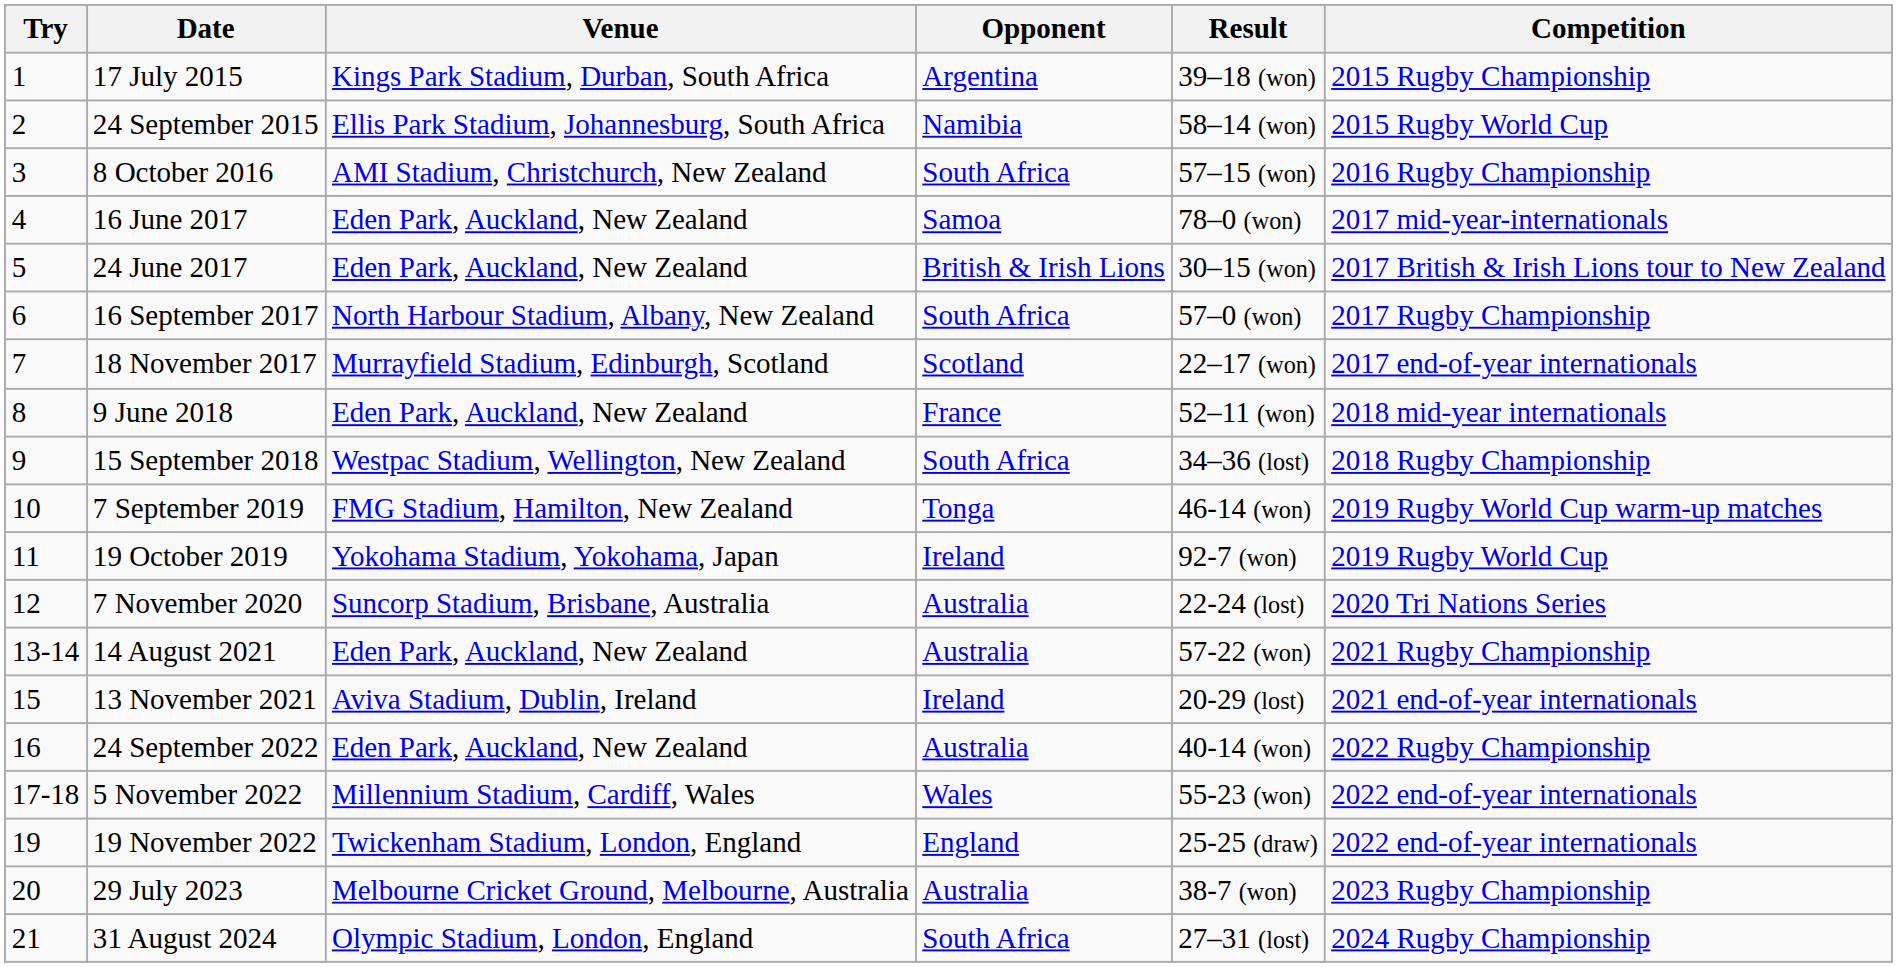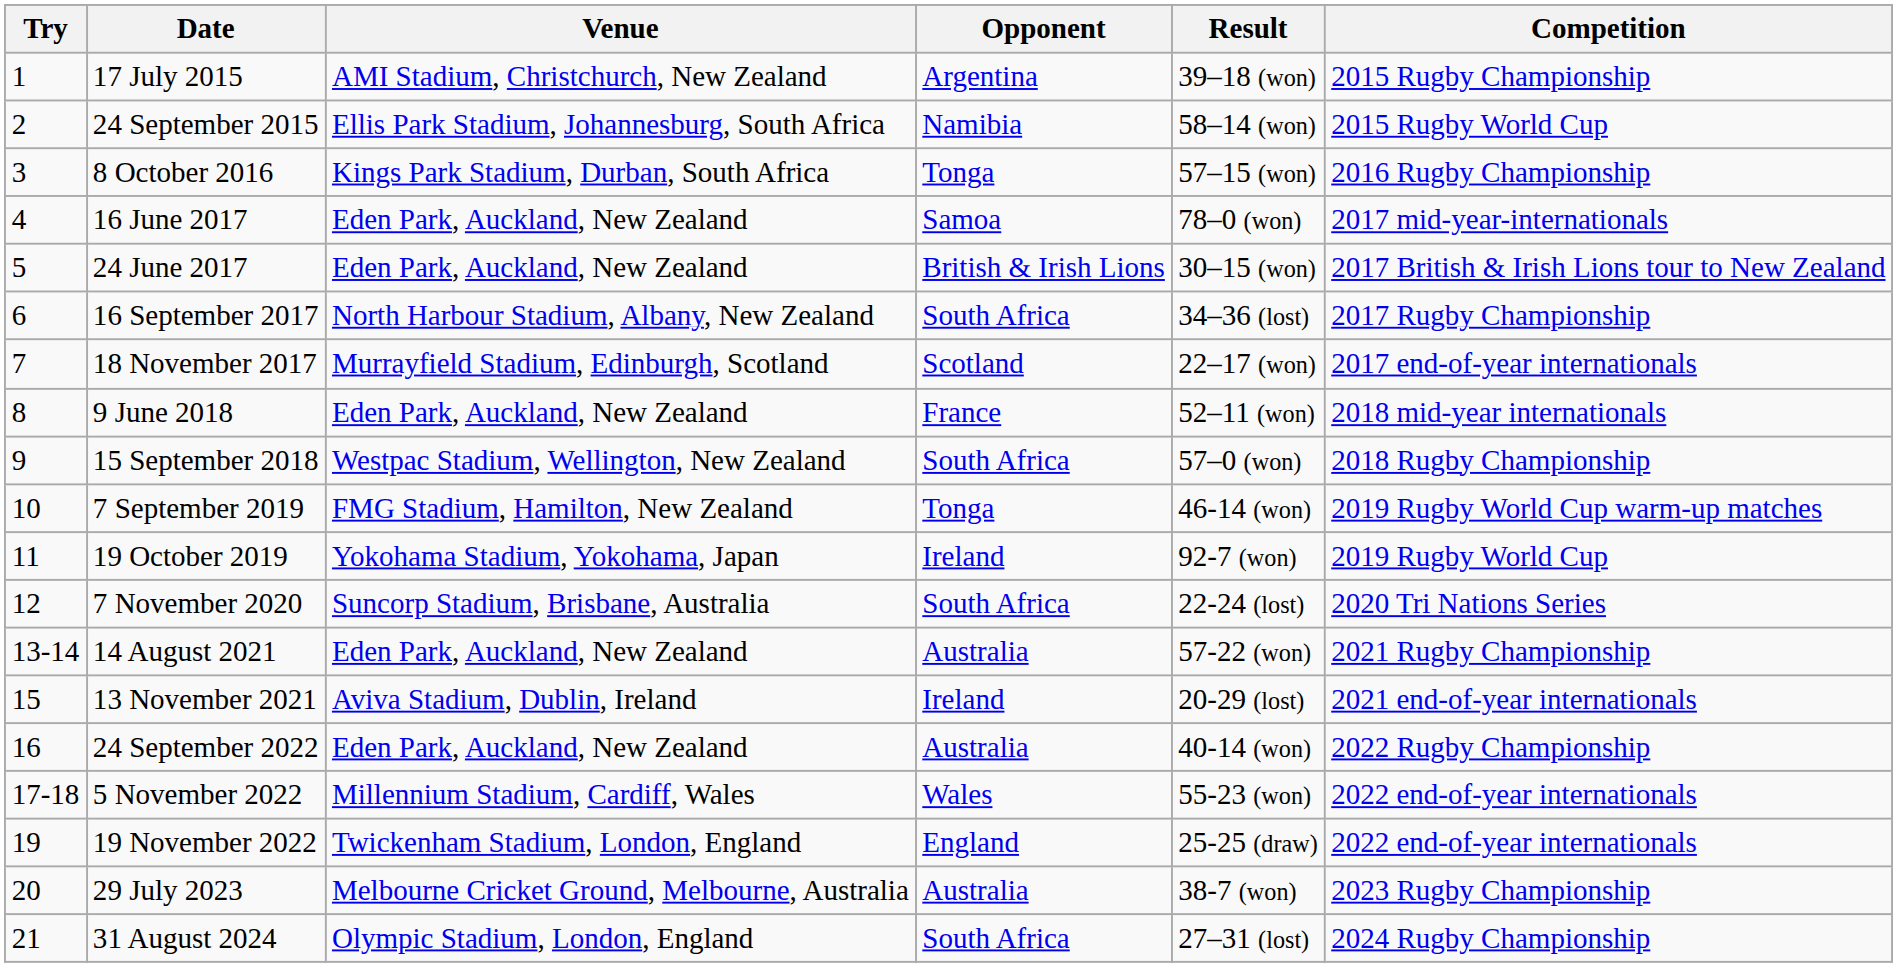(581, 76) Kings Park Stadium, Durban, South Africa -> (579, 76) AMI Stadium, Christchurch, New Zealand
(579, 172) AMI Stadium, Christchurch, New Zealand -> (581, 172) Kings Park Stadium, Durban, South Africa
(996, 172) South Africa -> (958, 172) Tonga
(1240, 315) 57–0 (won) -> (1244, 315) 34–36 (lost)
(1244, 459) 34–36 (lost) -> (1240, 459) 57–0 (won)
(975, 603) Australia -> (996, 603) South Africa
